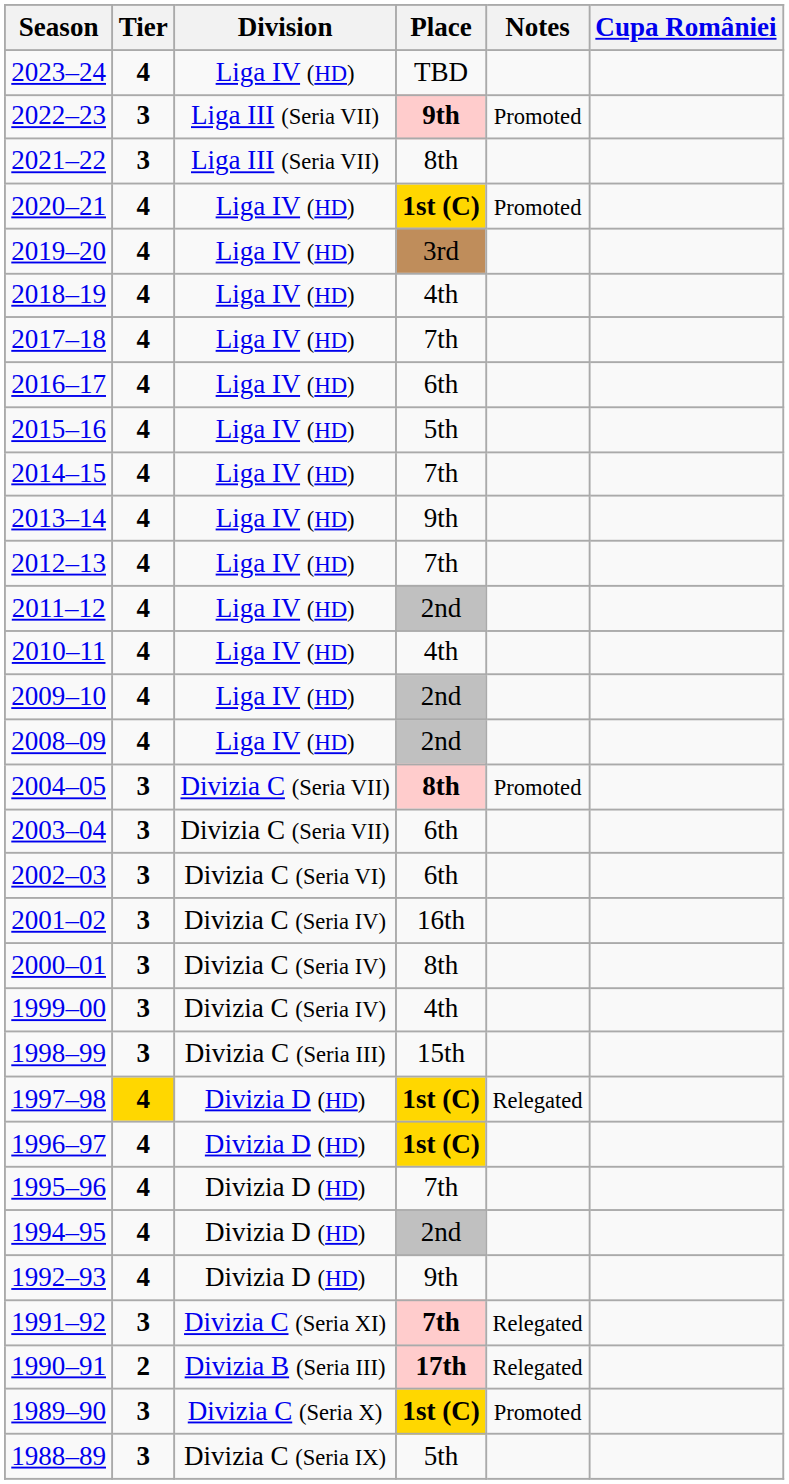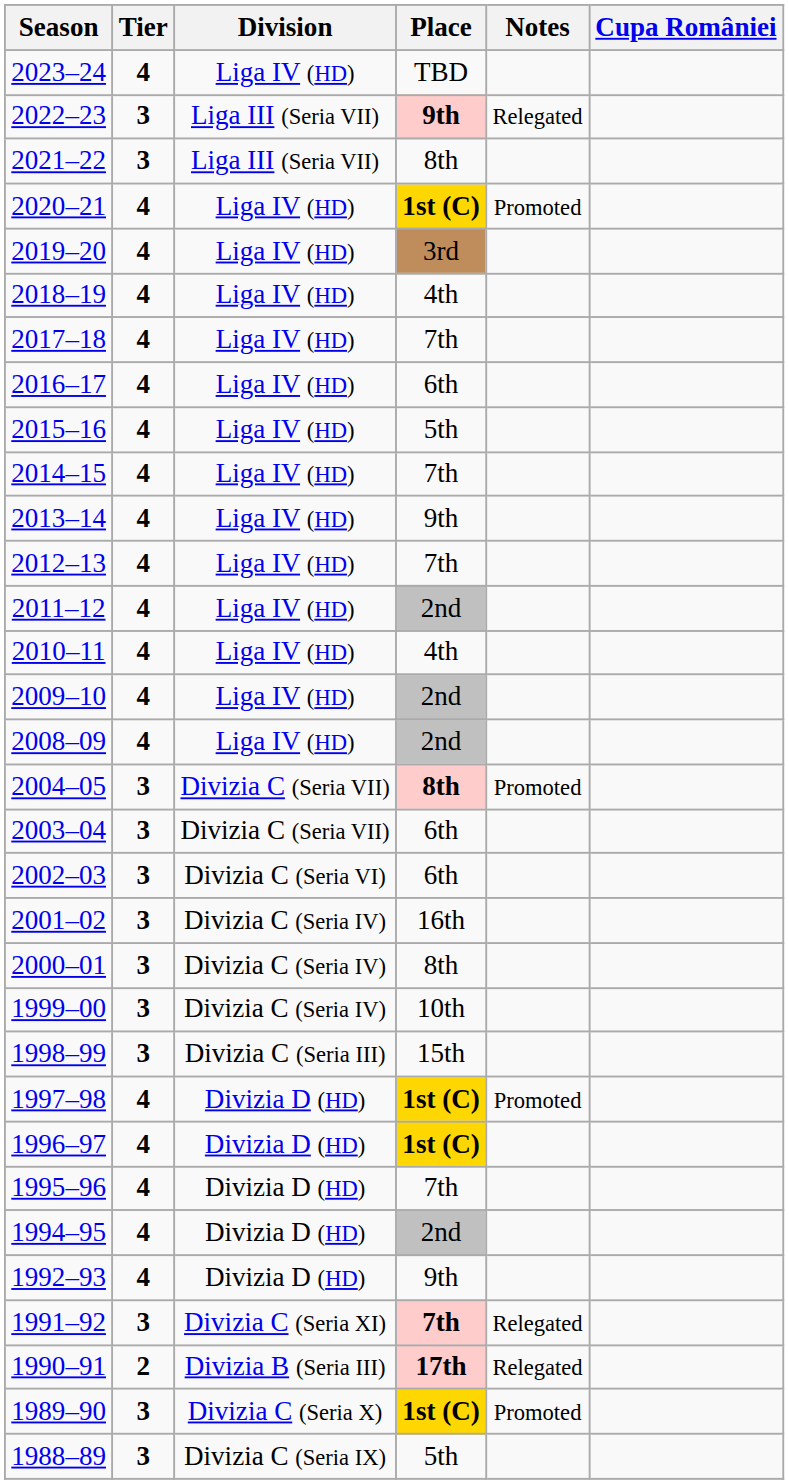(538, 118) Promoted -> (538, 118) Relegated
(441, 1009) 4th -> (441, 1009) 10th
(143, 1098) gold background -> (143, 1098) no background
(538, 1100) Relegated -> (538, 1100) Promoted
